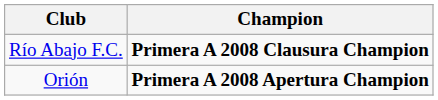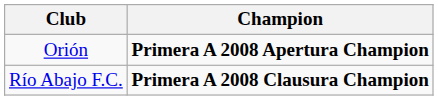rows swapped: (66, 79) <-> (66, 49)
